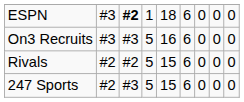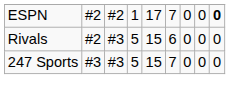(108, 16) #3 -> (93, 16) #2
(130, 16) bold -> (116, 16) normal
(168, 16) 18 -> (154, 16) 17
(187, 16) 6 -> (173, 16) 7
(232, 16) normal -> (217, 16) bold
- row: (50, 39)
(130, 62) #2 -> (116, 39) #3
(108, 85) #2 -> (93, 62) #3
(187, 85) 6 -> (173, 62) 7
